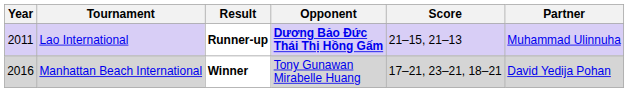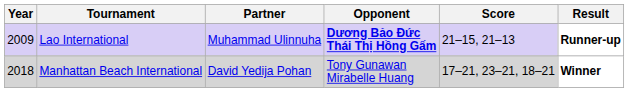columns swapped: (564, 14) <-> (238, 14)
(21, 40) 2011 -> (21, 40) 2009
(21, 72) 2016 -> (21, 72) 2018
